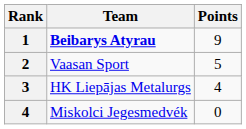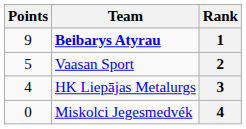columns swapped: (25, 16) <-> (218, 16)
